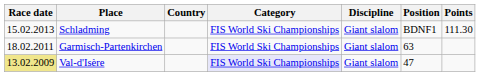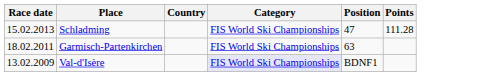- column: (371, 12)
(420, 29) BDNF1 -> (349, 29) 47
(459, 29) 111.30 -> (399, 29) 111.28
(31, 63) khaki background -> (31, 63) no background
(408, 63) 47 -> (361, 63) BDNF1
